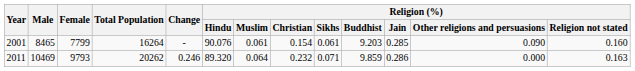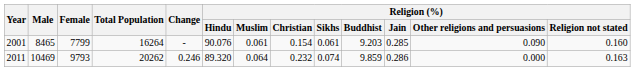(328, 58) 0.071 -> (328, 58) 0.074
